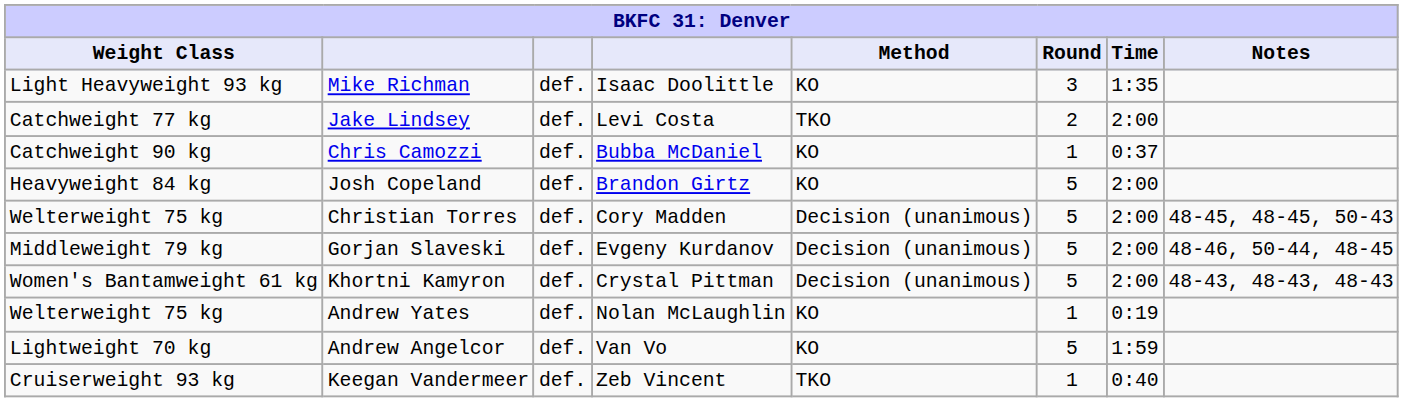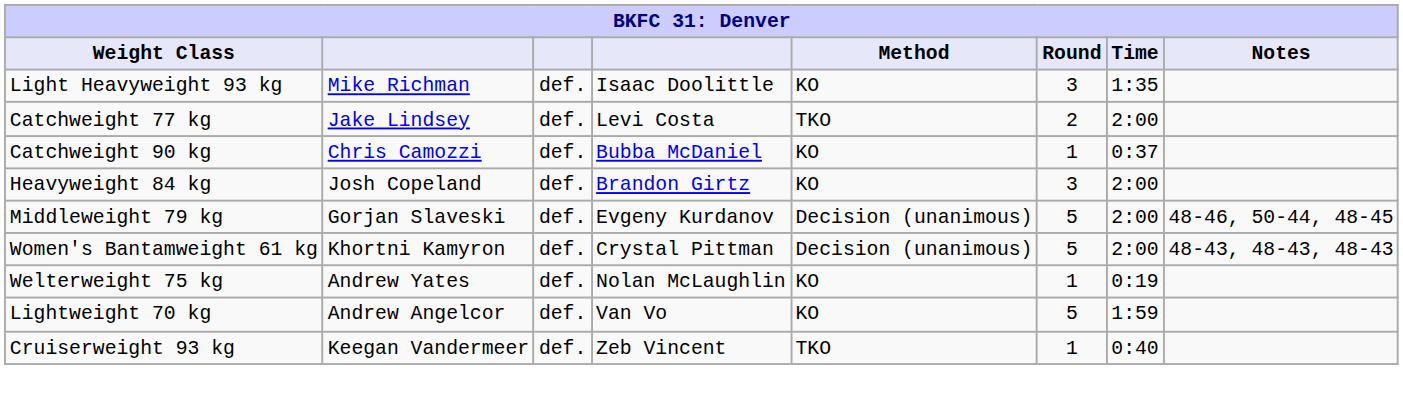(1072, 185) 5 -> (1072, 185) 3
- row: (422, 217)
